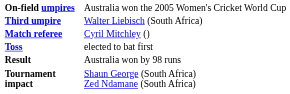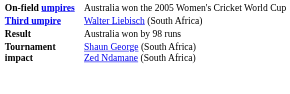- row: (34, 34)
- row: (14, 47)
